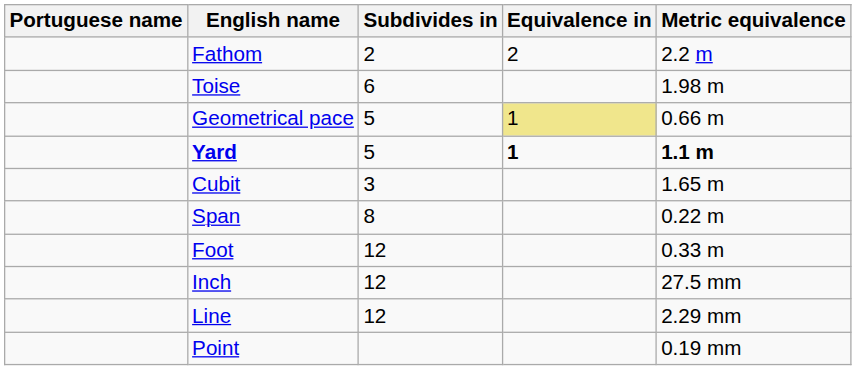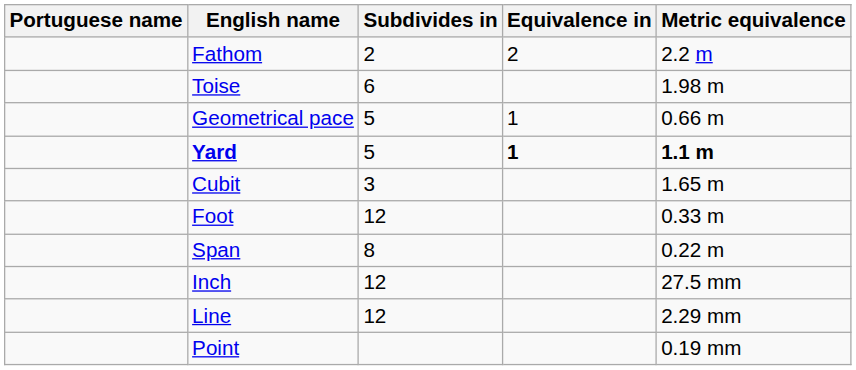(513, 119) khaki background -> (513, 119) no background
rows swapped: (213, 250) <-> (216, 217)
